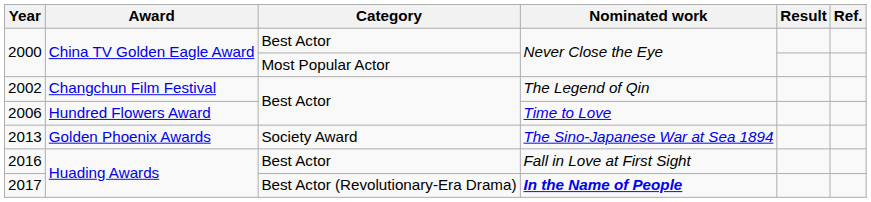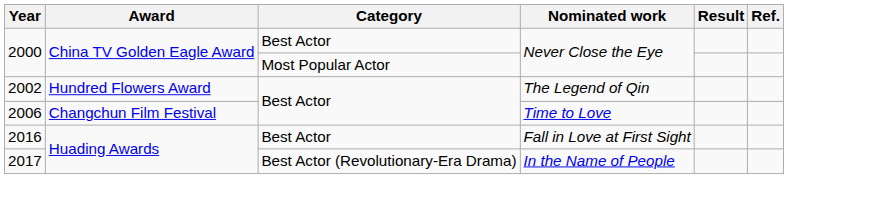(132, 88) Changchun Film Festival -> (130, 88) Hundred Flowers Award
(130, 112) Hundred Flowers Award -> (132, 112) Changchun Film Festival
- row: (25, 137)
(603, 185) bold -> (599, 161) normal
